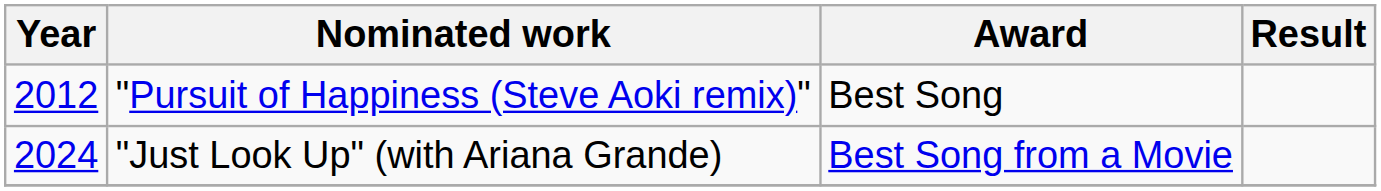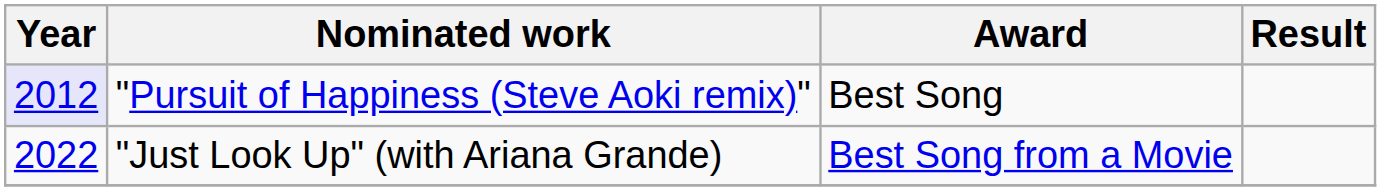(56, 94) no background -> (56, 94) lavender background
(56, 154) 2024 -> (56, 154) 2022
